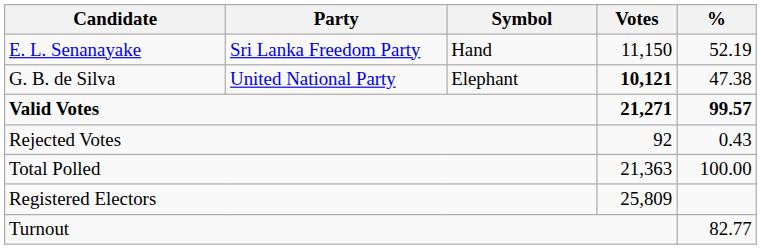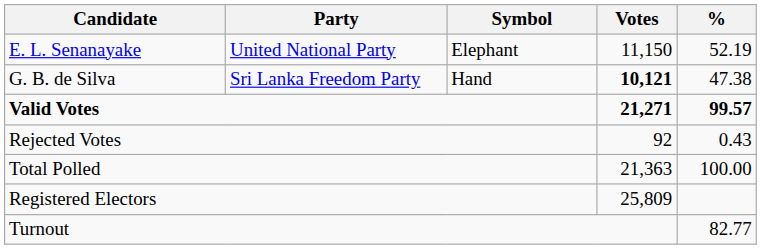(325, 49) Sri Lanka Freedom Party -> (313, 49) United National Party
(472, 49) Hand -> (485, 49) Elephant
(313, 79) United National Party -> (325, 79) Sri Lanka Freedom Party
(485, 79) Elephant -> (472, 79) Hand
